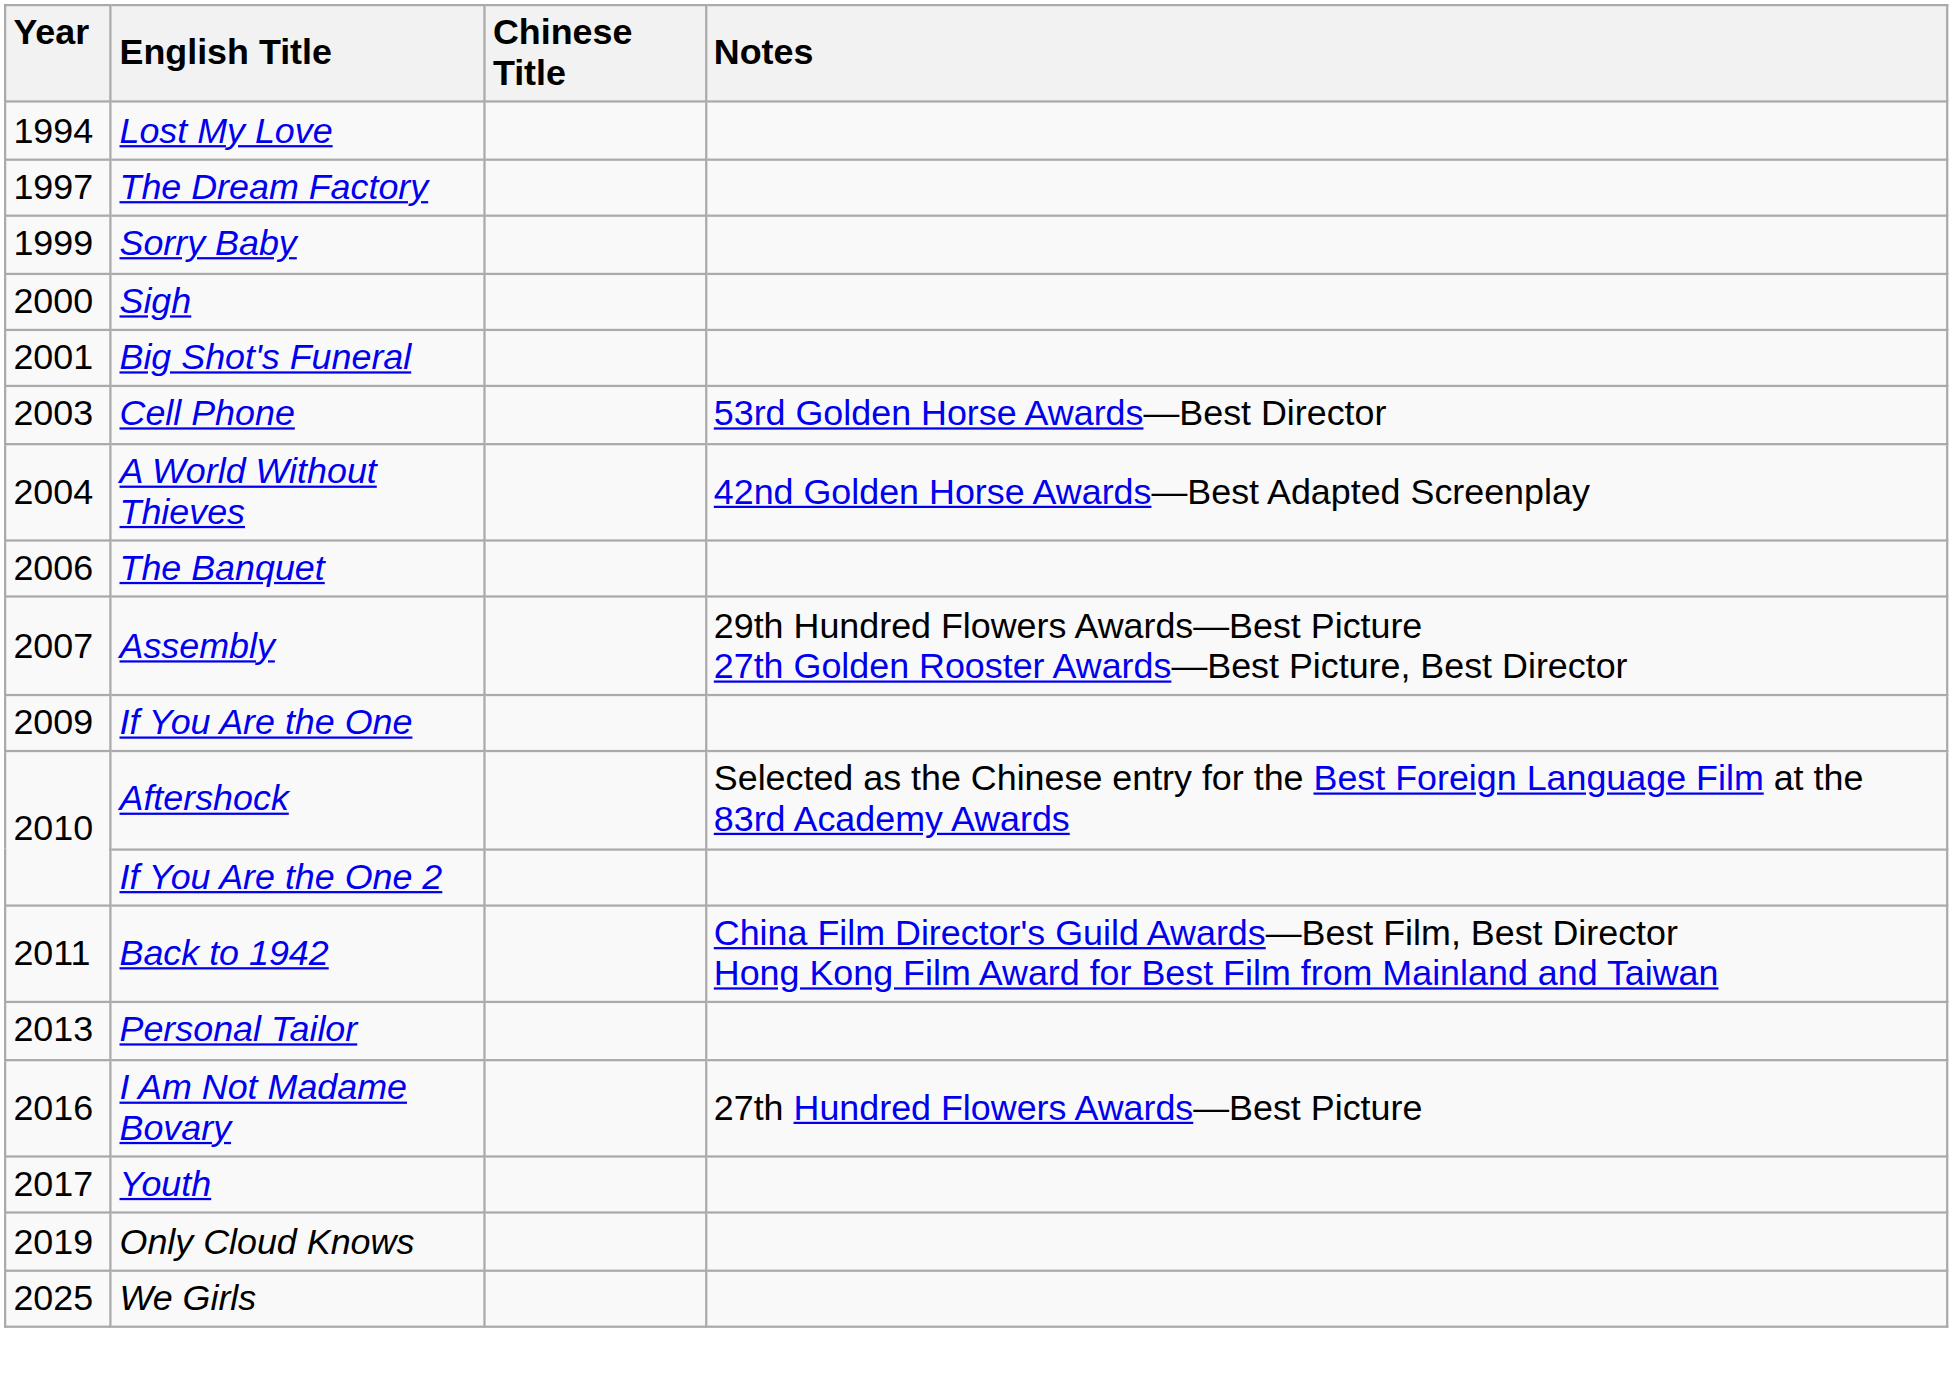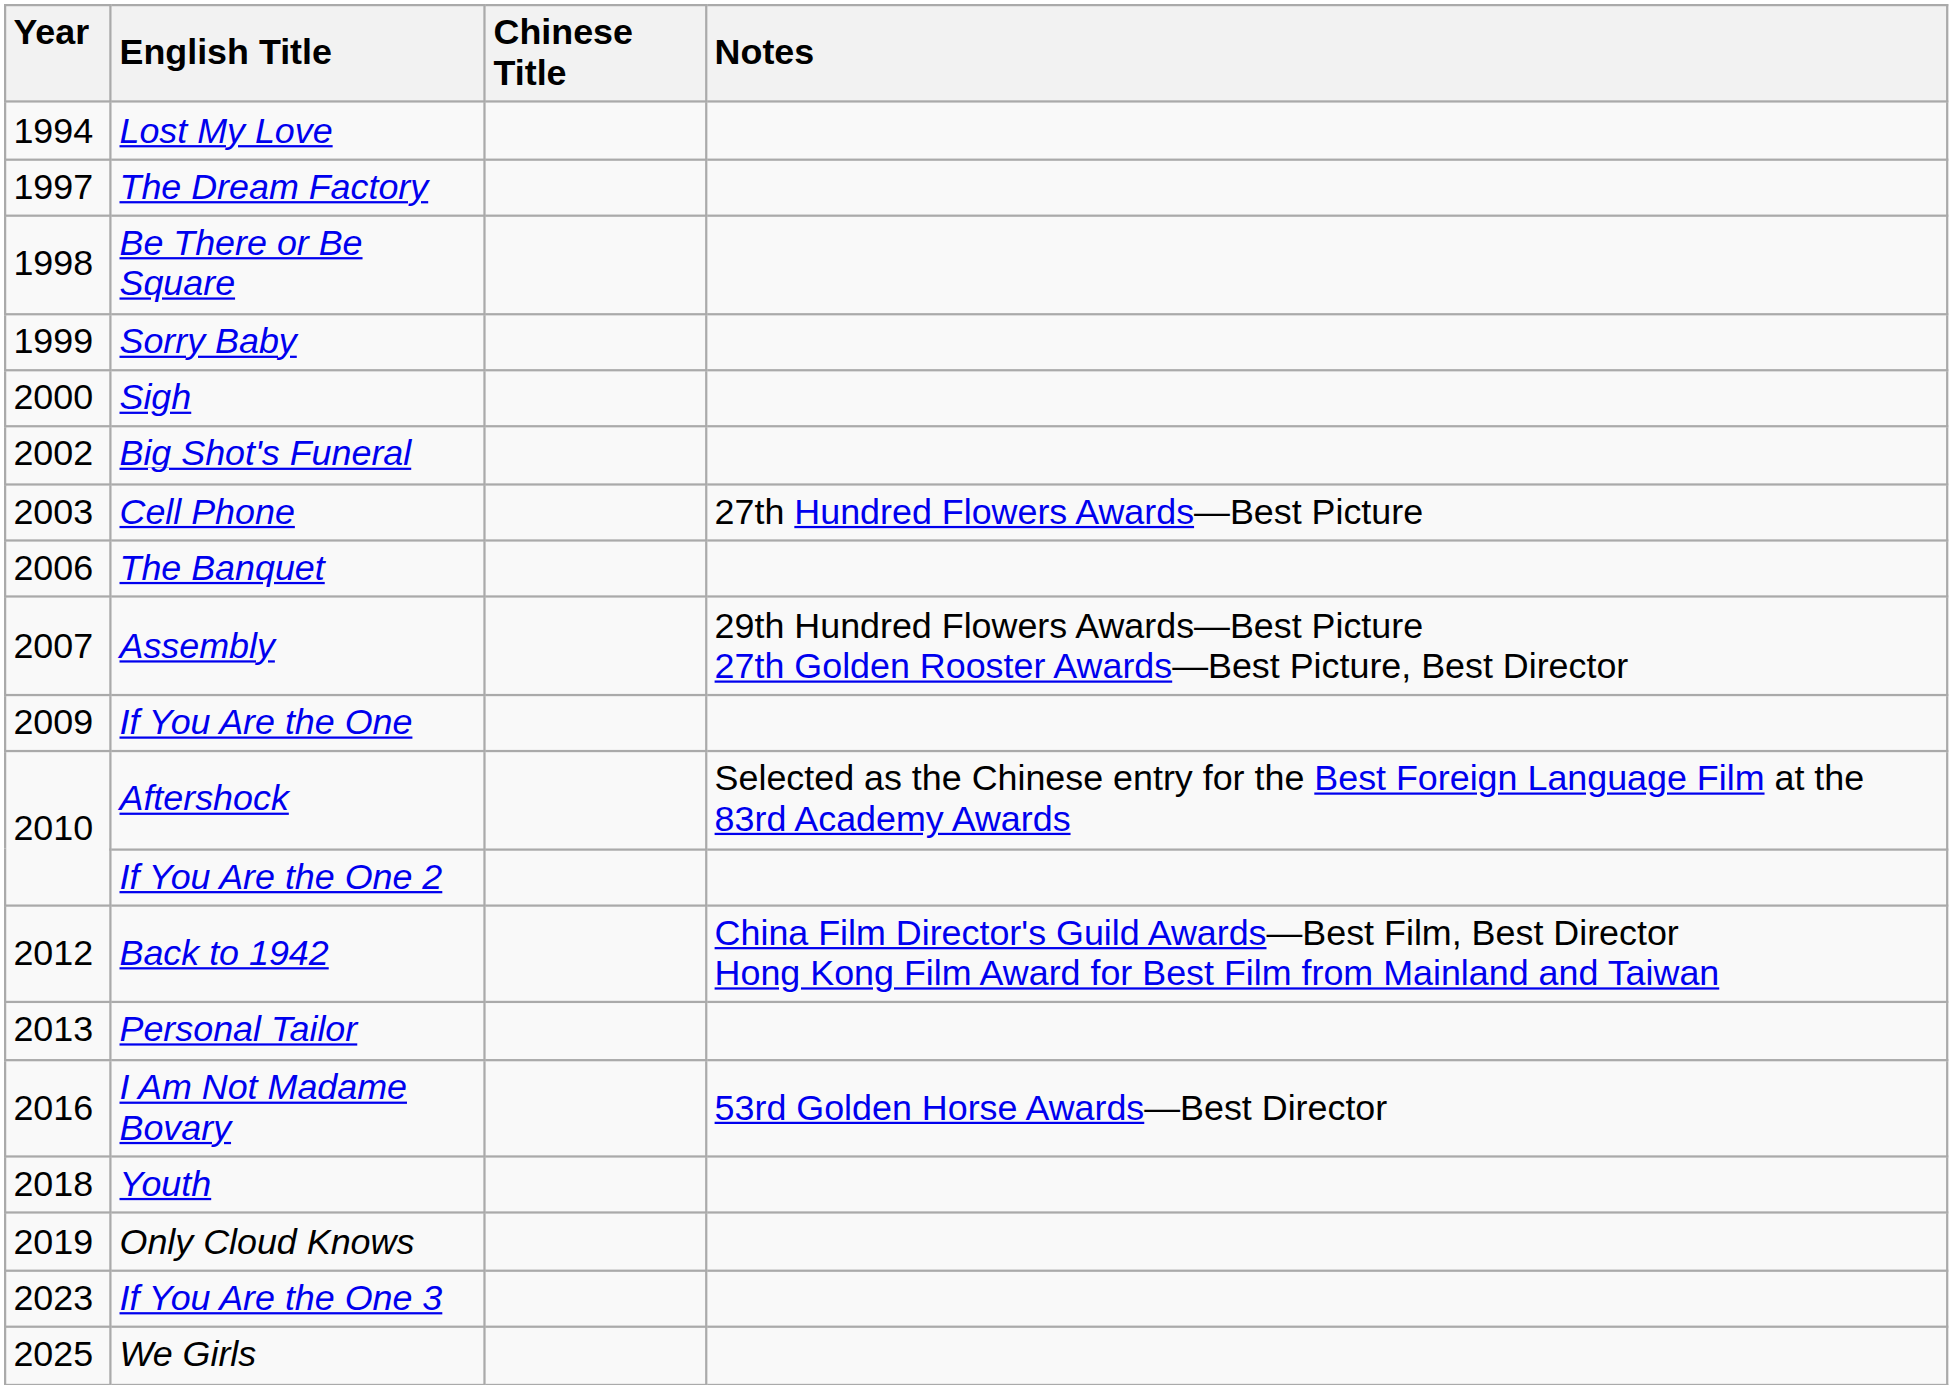+ row: (241, 263)
(53, 357) 2001 -> (53, 454) 2002
(1050, 414) 53rd Golden Horse Awards—Best Director -> (1069, 511) 27th Hundred Flowers Awards—Best Picture
- row: (248, 491)
(52, 953) 2011 -> (53, 953) 2012
(1068, 1107) 27th Hundred Flowers Awards—Best Picture -> (1051, 1107) 53rd Golden Horse Awards—Best Director
(53, 1184) 2017 -> (53, 1184) 2018
+ row: (281, 1297)
